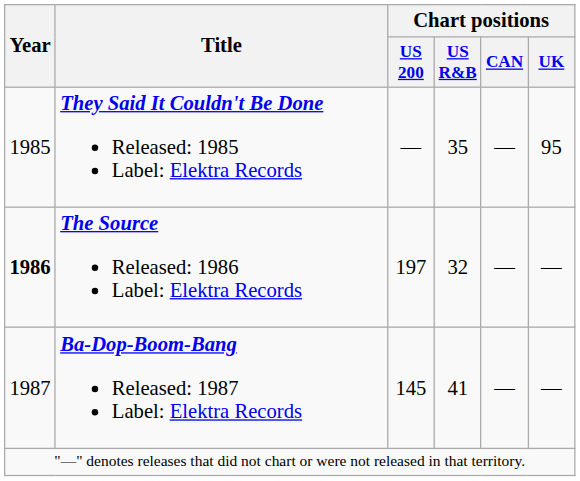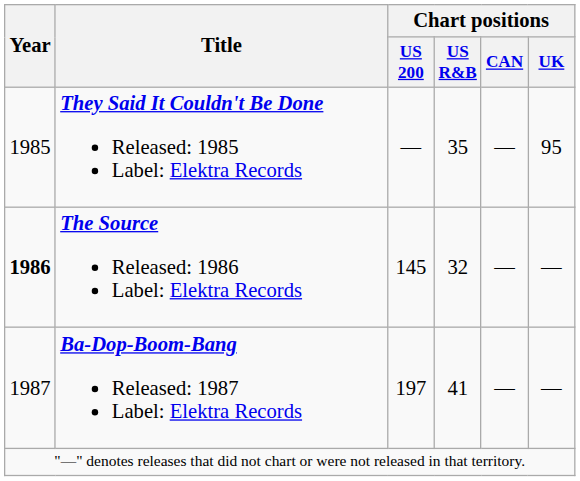(411, 267) 197 -> (411, 267) 145
(411, 387) 145 -> (411, 387) 197
